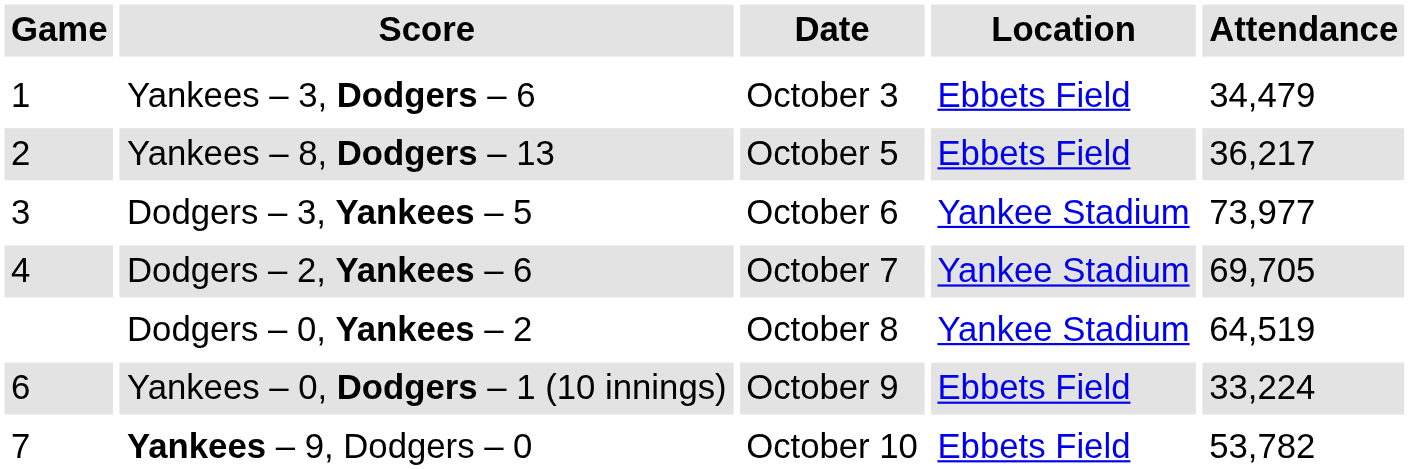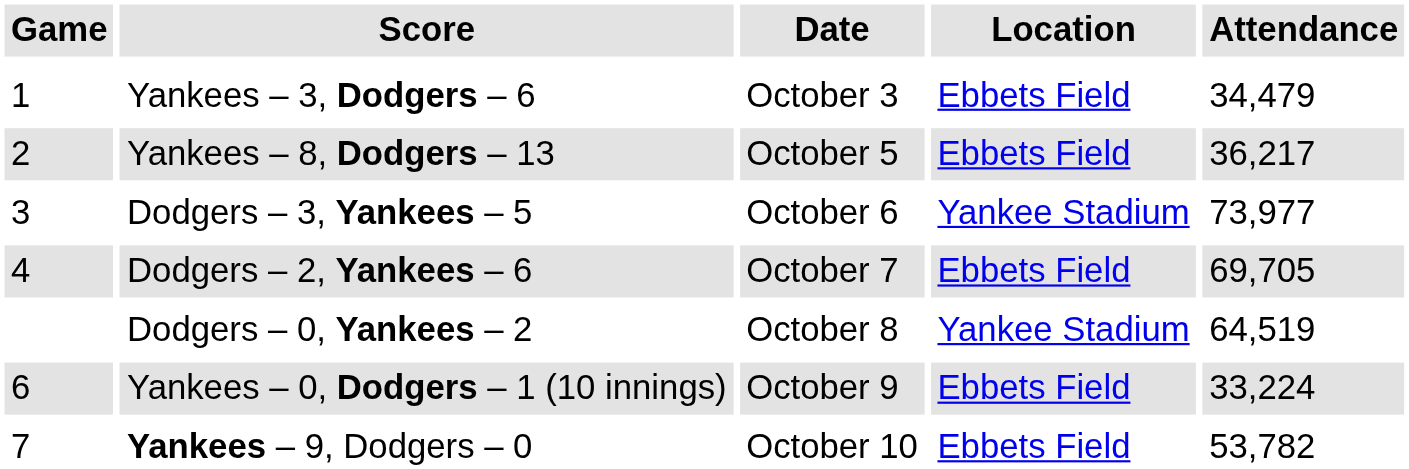(1064, 270) Yankee Stadium -> (1034, 270) Ebbets Field
